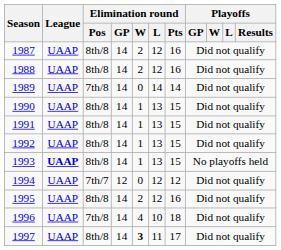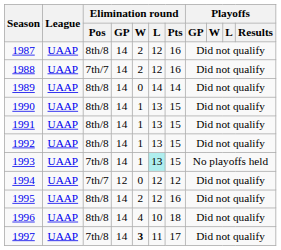(97, 69) 8th/8 -> (97, 69) 7th/7
(97, 88) 7th/8 -> (97, 88) 8th/8
(63, 162) bold -> (63, 162) normal
(97, 162) 8th/8 -> (97, 162) 7th/8
(157, 162) no background -> (157, 162) paleturquoise background
(97, 217) 7th/8 -> (97, 217) 8th/8
(97, 236) 8th/8 -> (97, 236) 7th/8
